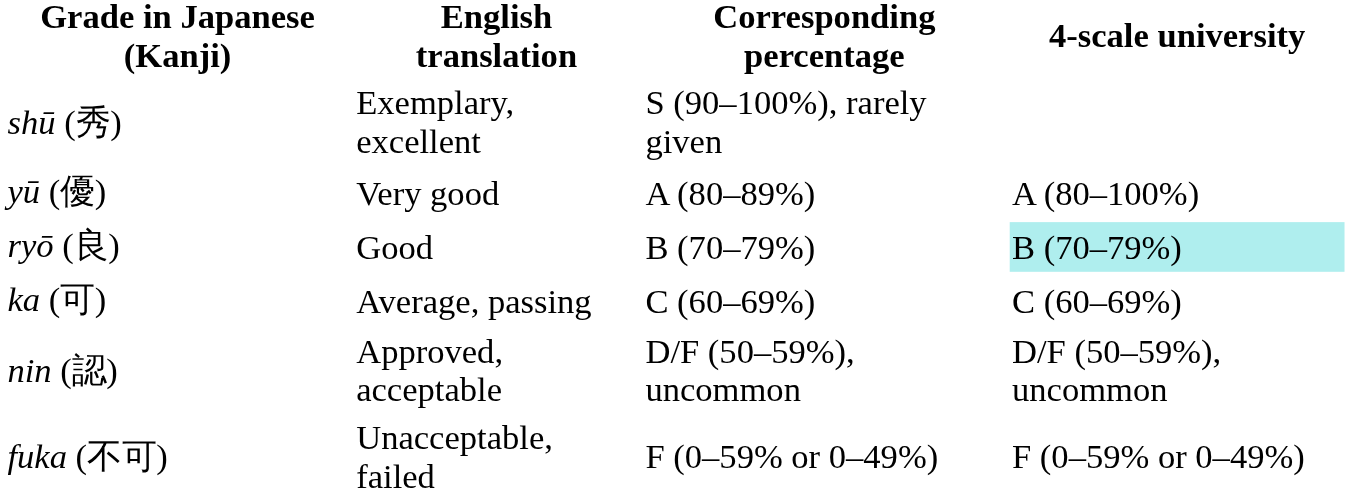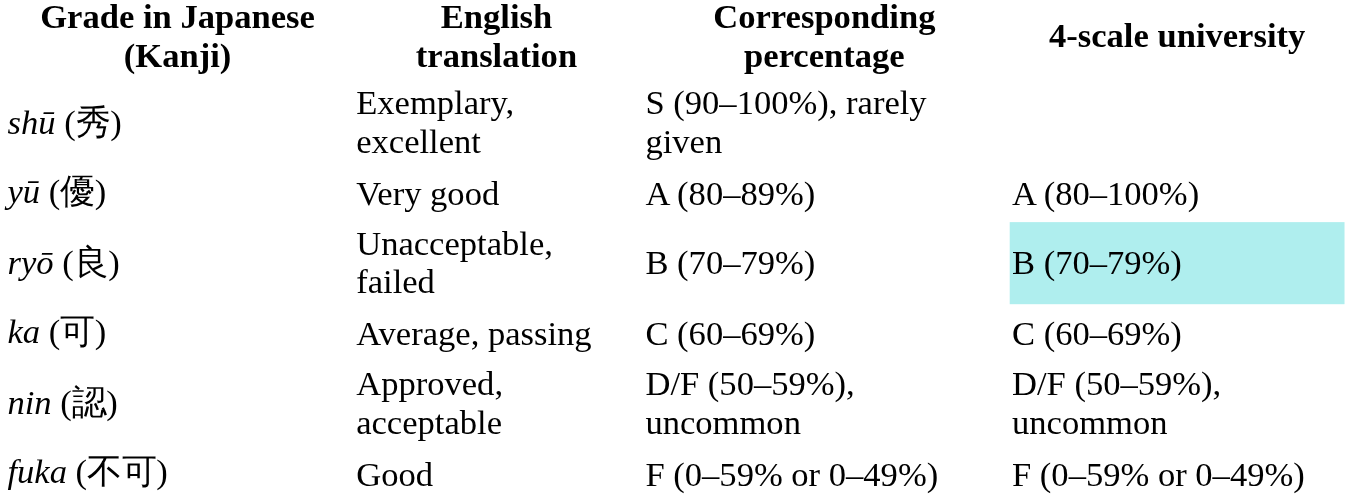(395, 246) Good -> (455, 262) Unacceptable, failed
(455, 456) Unacceptable, failed -> (395, 473) Good
